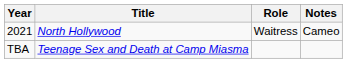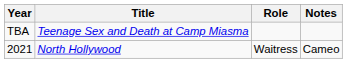rows swapped: (20, 31) <-> (18, 49)
